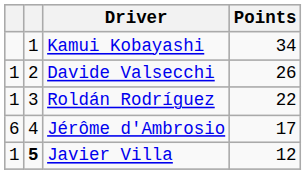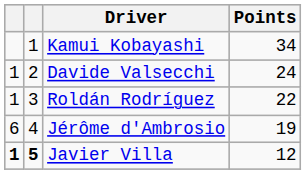(286, 74) 26 -> (286, 74) 24
(286, 129) 17 -> (286, 129) 19
(14, 156) normal -> (14, 156) bold
